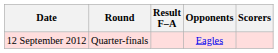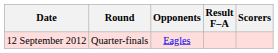columns swapped: (209, 18) <-> (167, 18)
